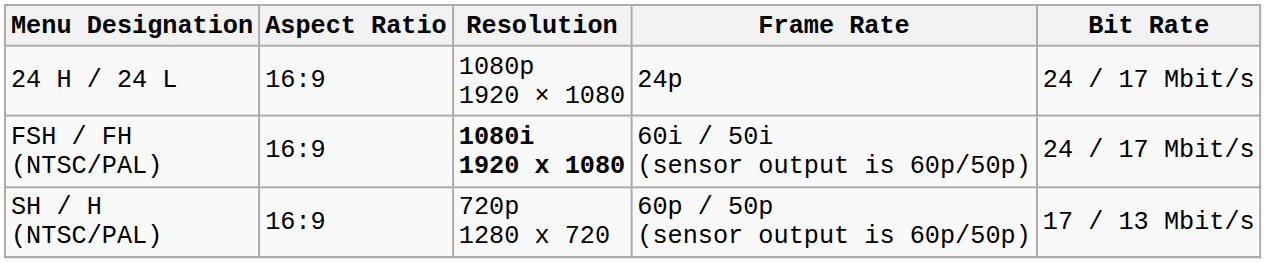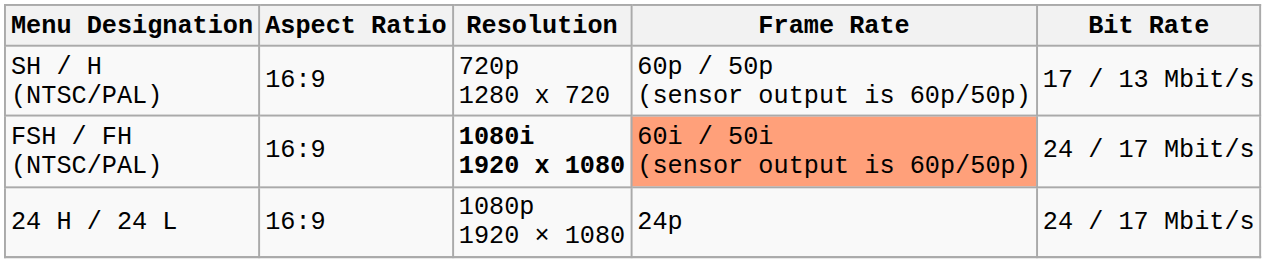rows swapped: (94, 81) <-> (87, 222)
(834, 151) no background -> (834, 151) lightsalmon background
